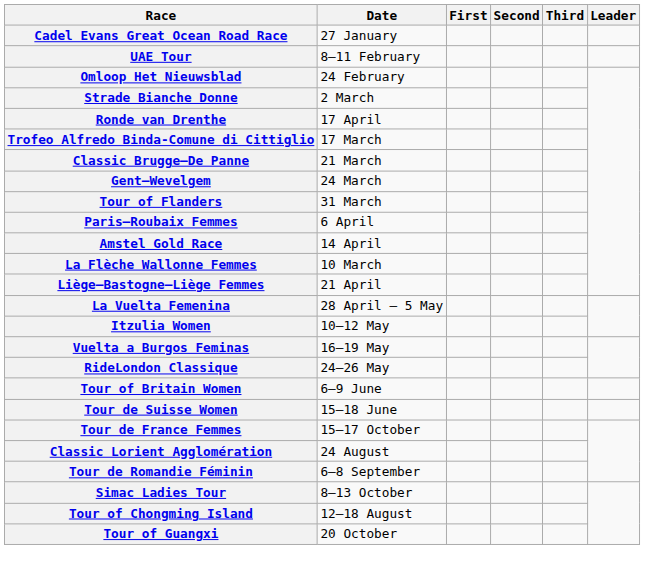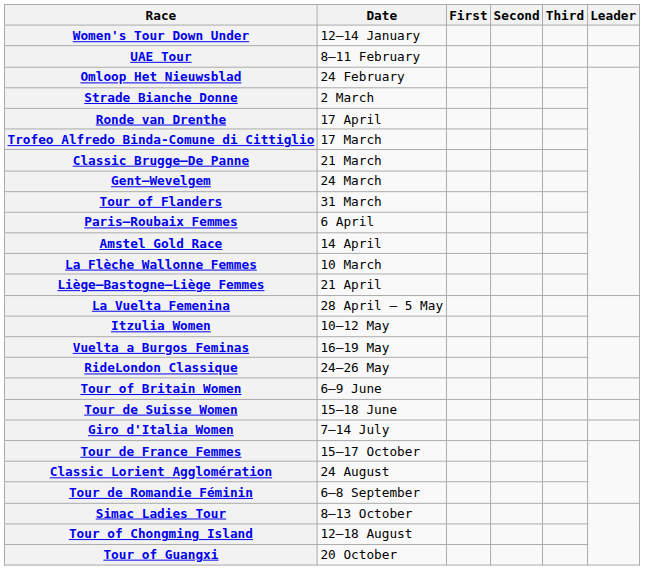+ row: (161, 36)
- row: (161, 36)
+ row: (161, 430)
